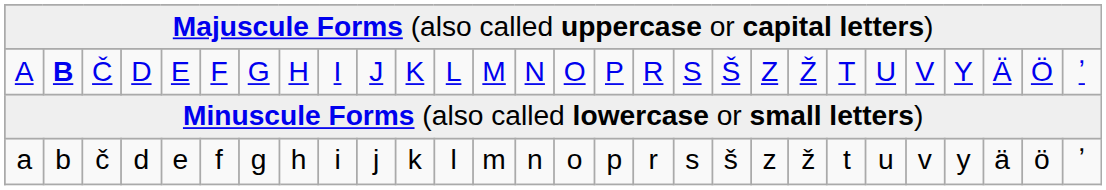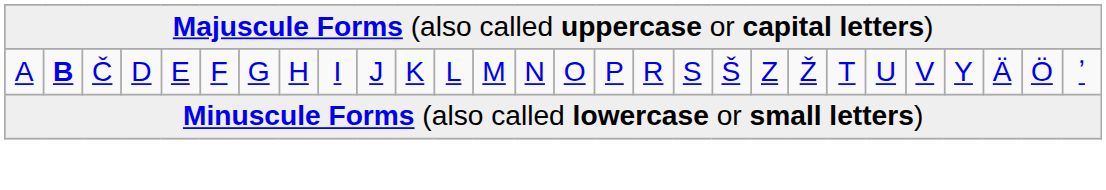- row: (24, 160)
